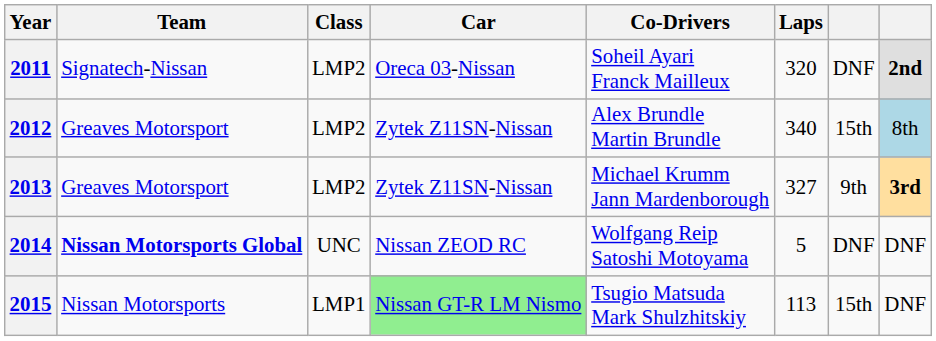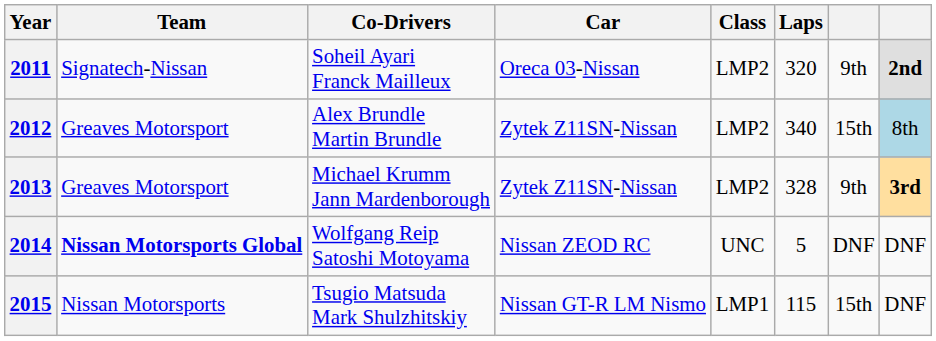columns swapped: (680, 22) <-> (339, 22)
(854, 68) DNF -> (854, 68) 9th
(801, 187) 327 -> (801, 187) 328
(478, 305) lightgreen background -> (603, 305) no background
(801, 305) 113 -> (801, 305) 115
